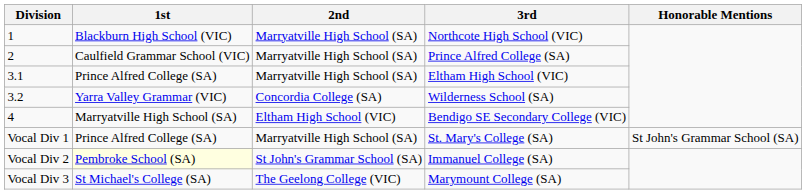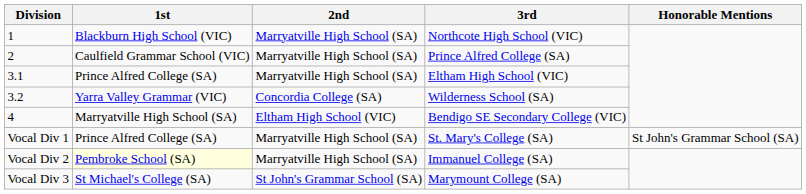(339, 158) St John's Grammar School (SA) -> (336, 158) Marryatville High School (SA)
(328, 179) The Geelong College (VIC) -> (339, 179) St John's Grammar School (SA)
